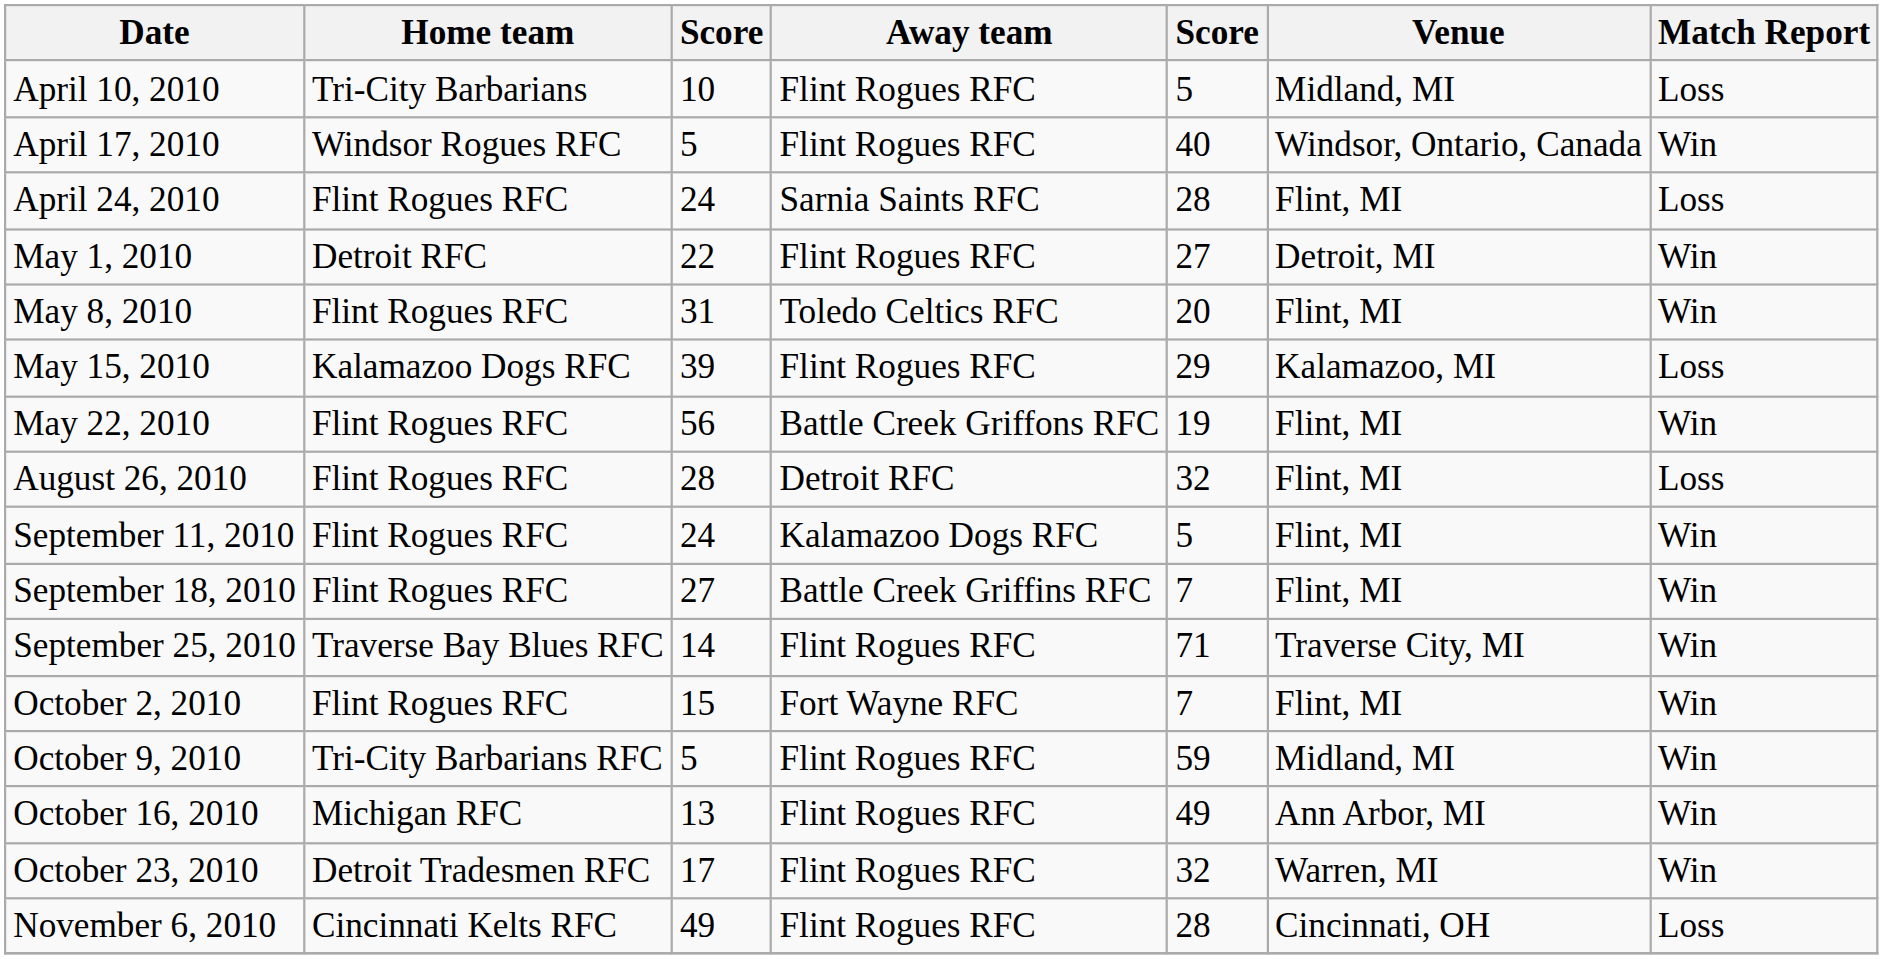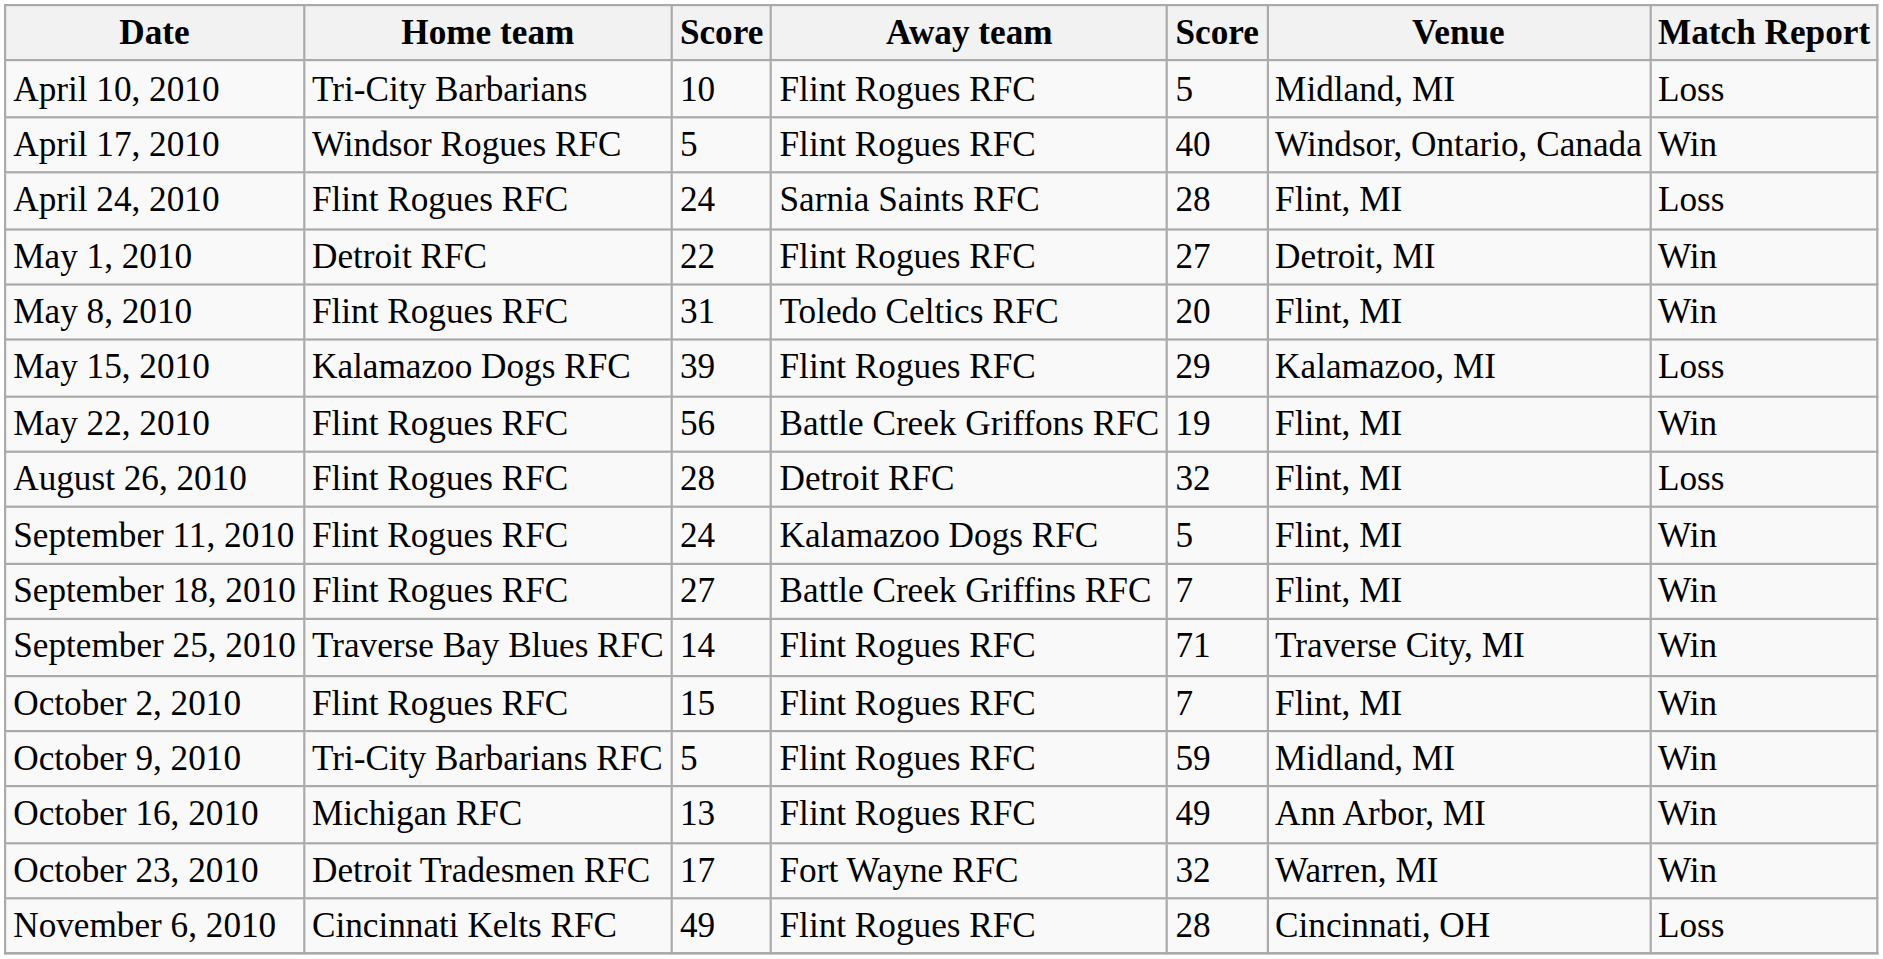(899, 702) Fort Wayne RFC -> (908, 702) Flint Rogues RFC
(908, 869) Flint Rogues RFC -> (899, 869) Fort Wayne RFC
